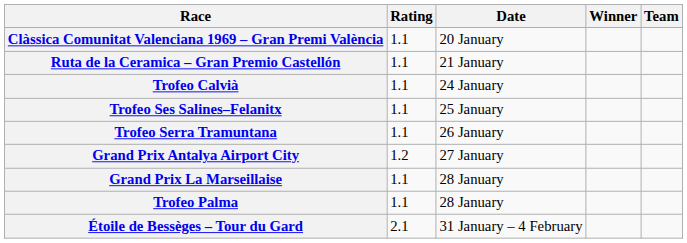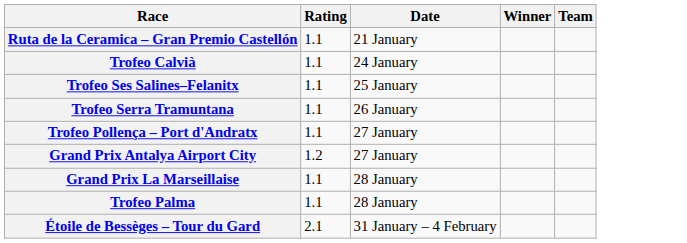- row: (196, 39)
+ row: (153, 132)
